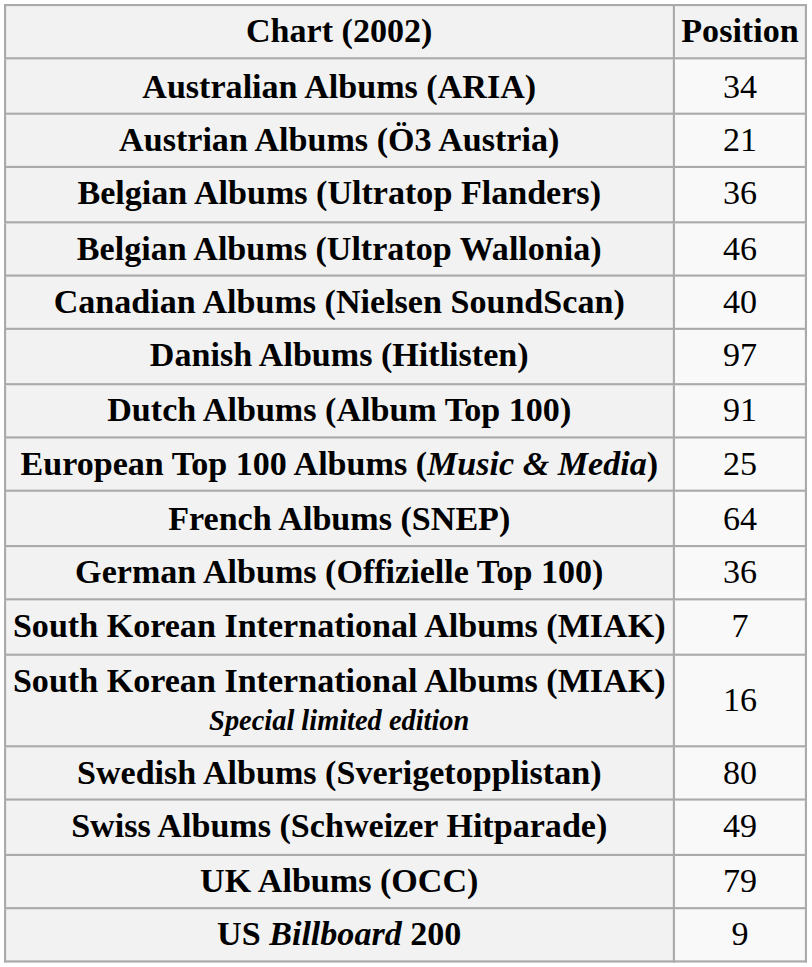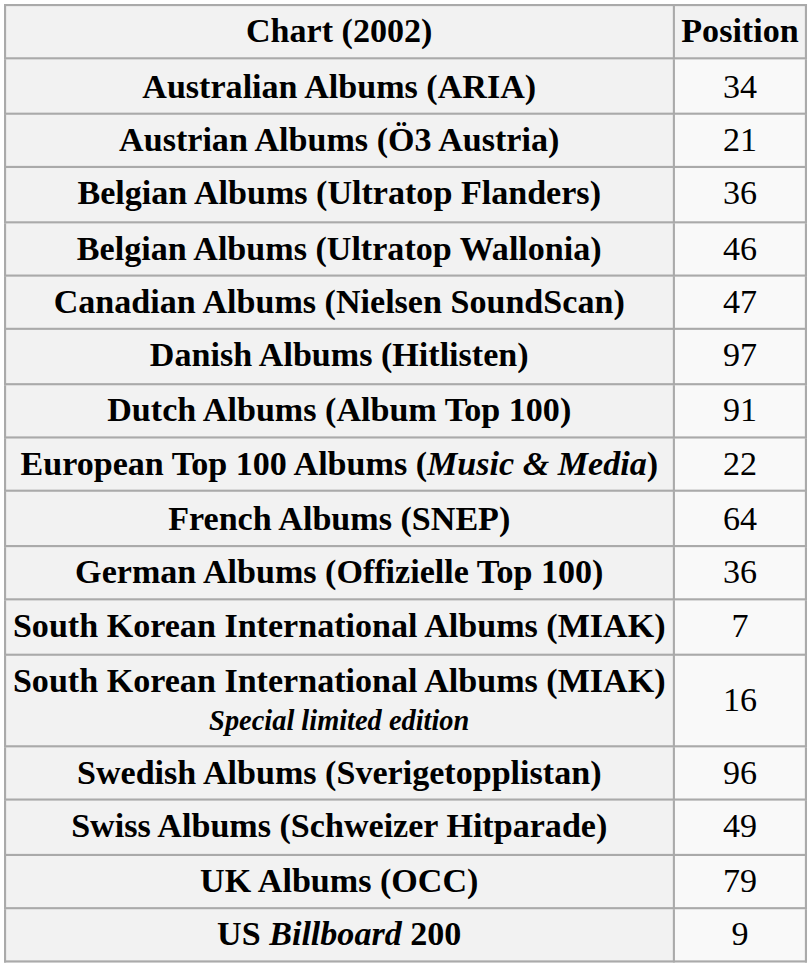(740, 301) 40 -> (740, 301) 47
(740, 463) 25 -> (740, 463) 22
(740, 772) 80 -> (740, 772) 96
